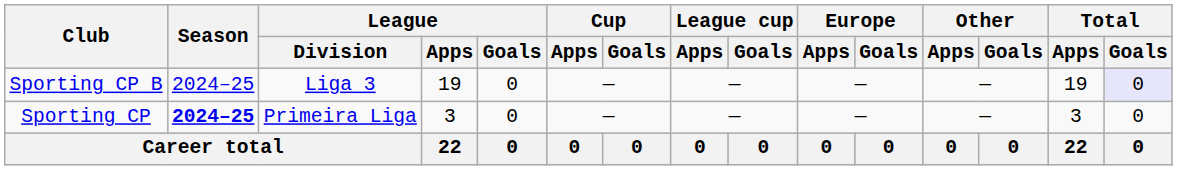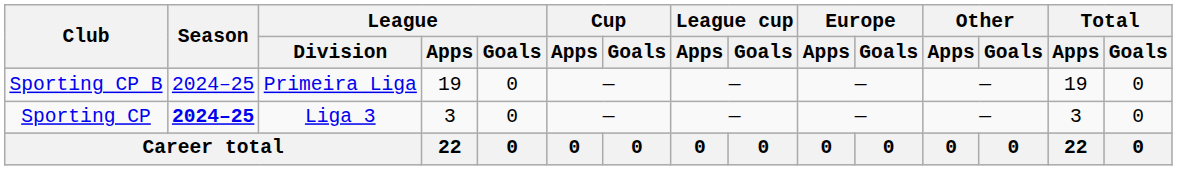(340, 85) Liga 3 -> (340, 85) Primeira Liga
(1138, 85) lavender background -> (1138, 85) no background
(340, 117) Primeira Liga -> (340, 117) Liga 3
